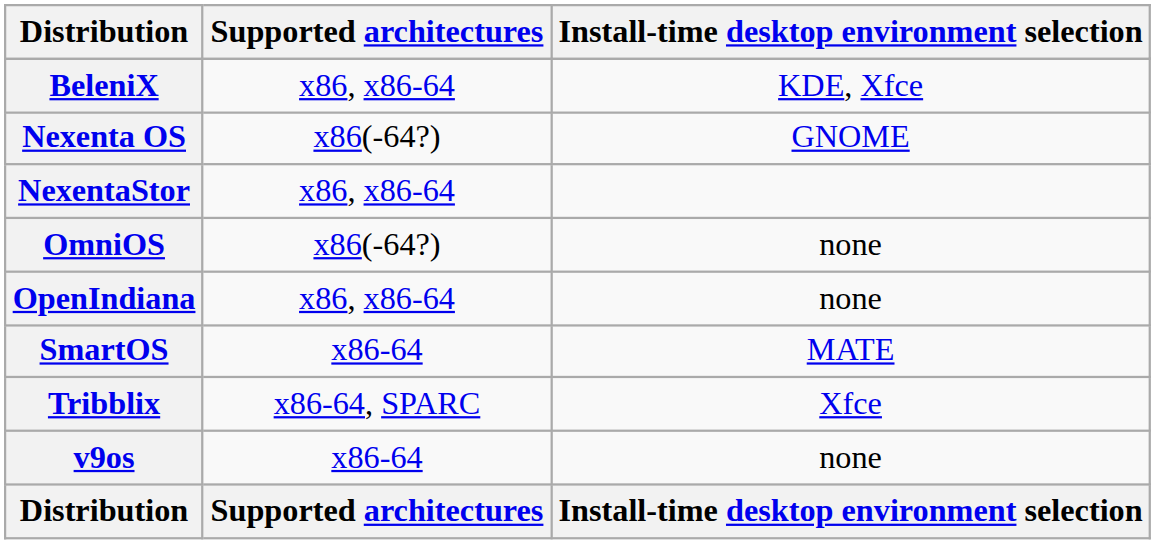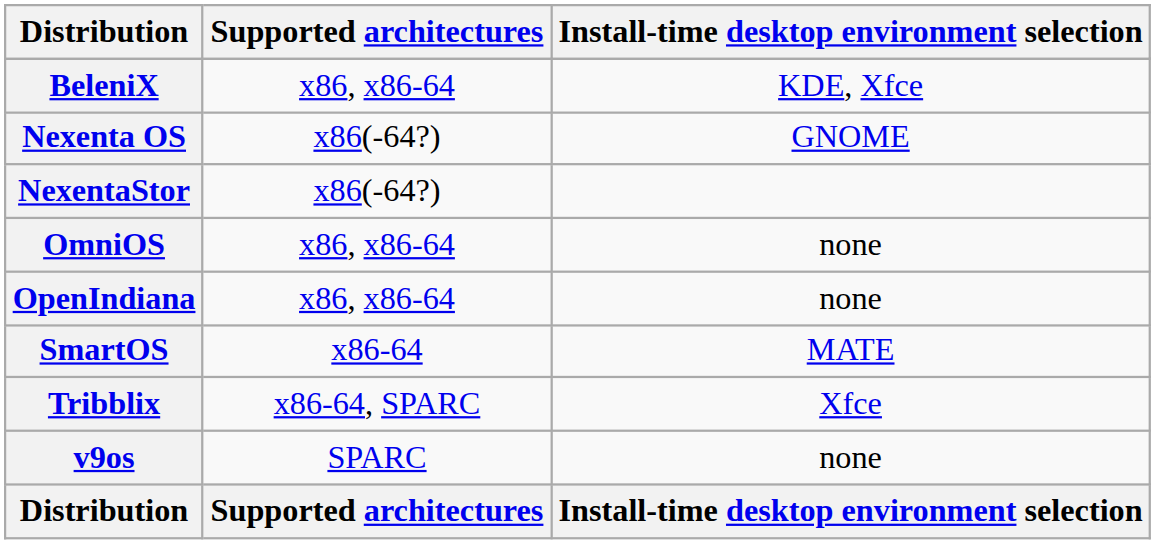(377, 191) x86, x86-64 -> (377, 191) x86(-64?)
(377, 244) x86(-64?) -> (377, 244) x86, x86-64
(377, 457) x86-64 -> (377, 457) SPARC
